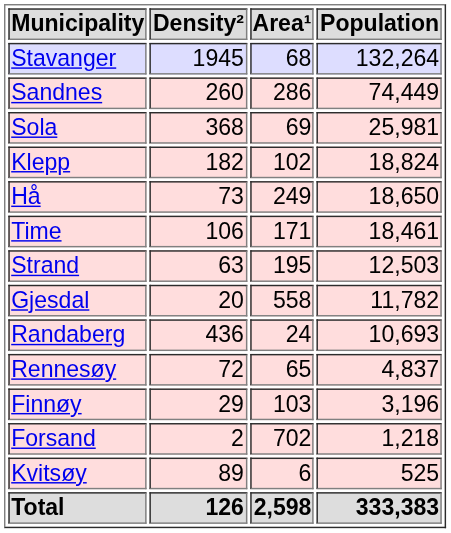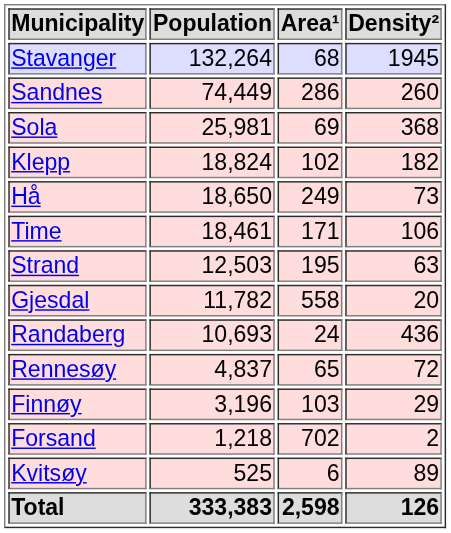columns swapped: (380, 23) <-> (198, 23)
